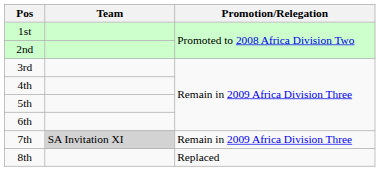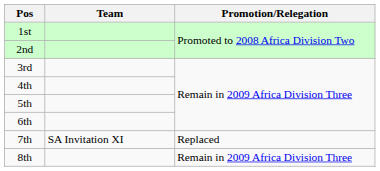(86, 139) lightgrey background -> (86, 139) no background
(265, 139) Remain in 2009 Africa Division Three -> (198, 139) Replaced
(198, 157) Replaced -> (265, 157) Remain in 2009 Africa Division Three
